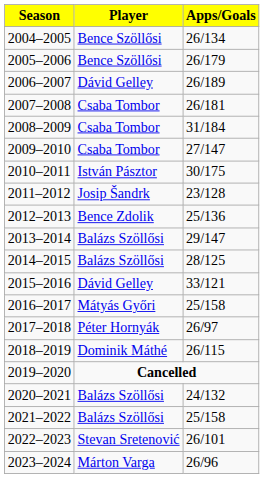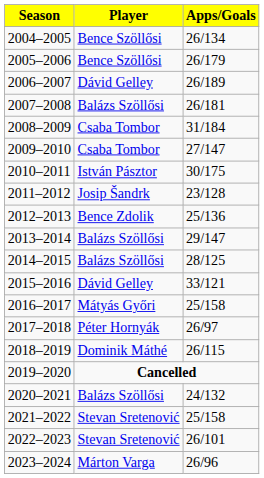(119, 104) Csaba Tombor -> (121, 104) Balázs Szöllősi
(121, 417) Balázs Szöllősi -> (129, 417) Stevan Sretenović
